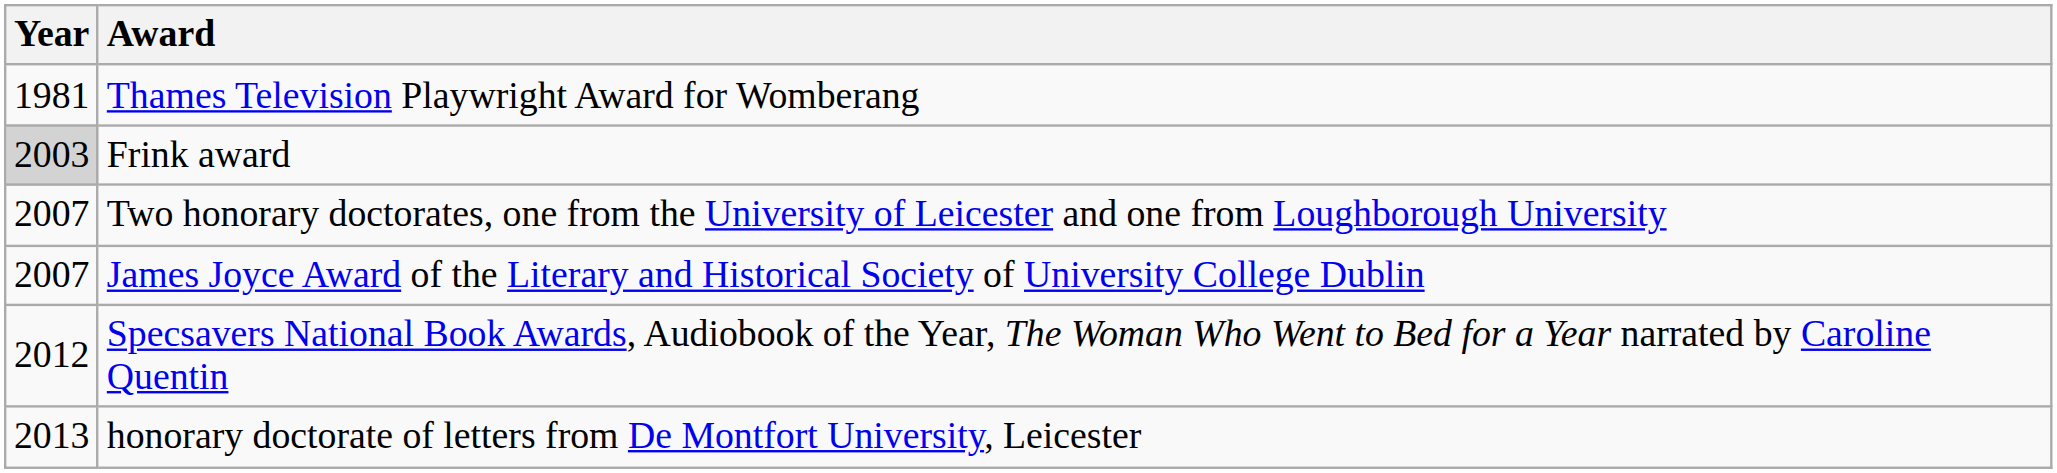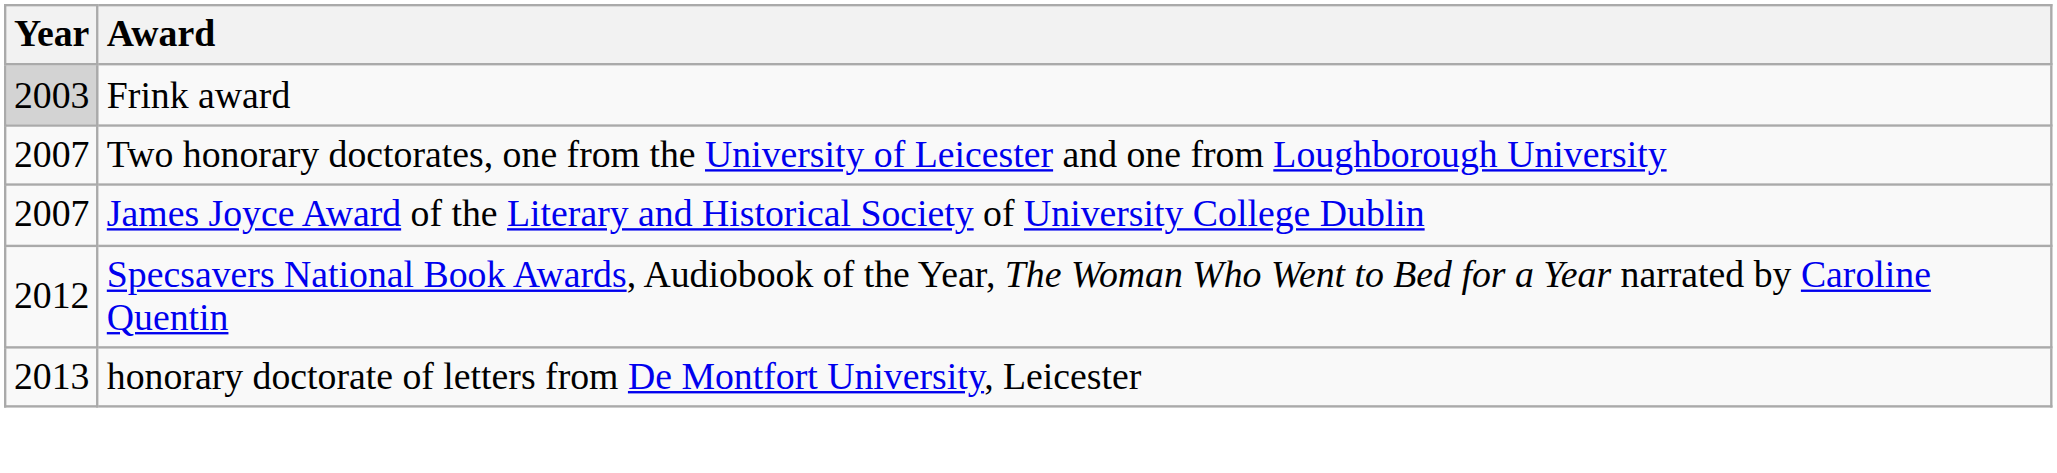- row: (513, 94)
